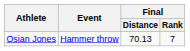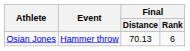(172, 39) 7 -> (172, 39) 6
